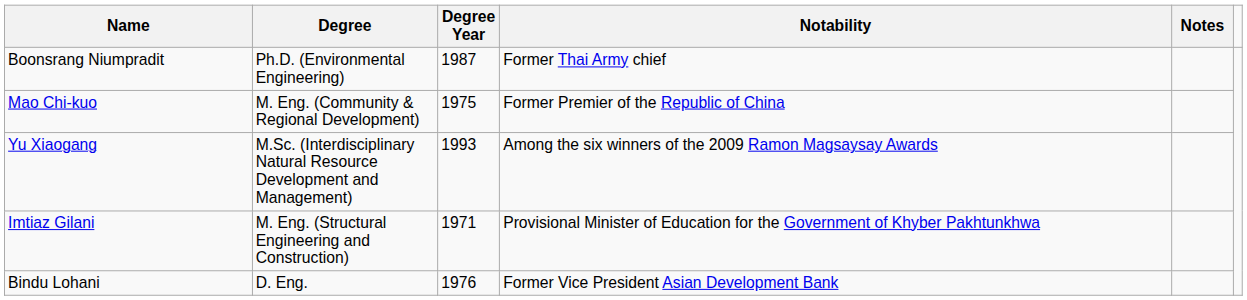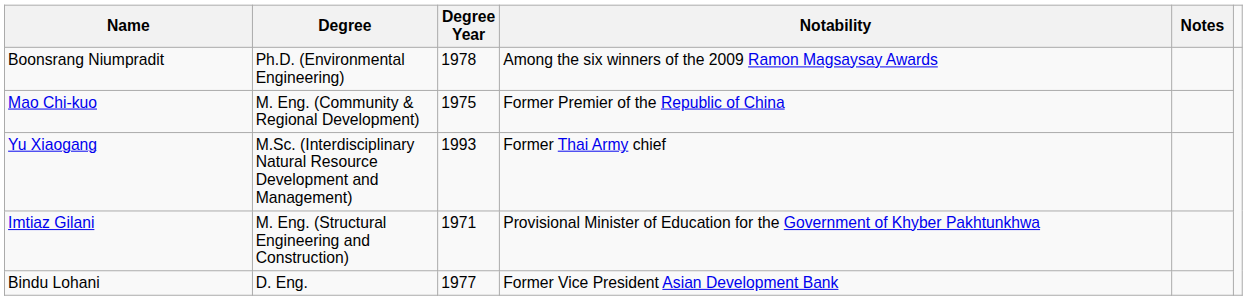(459, 60) 1987 -> (459, 60) 1978
(585, 60) Former Thai Army chief -> (720, 60) Among the six winners of the 2009 Ramon Magsaysay Awards
(720, 145) Among the six winners of the 2009 Ramon Magsaysay Awards -> (585, 145) Former Thai Army chief
(459, 283) 1976 -> (459, 283) 1977
